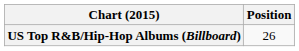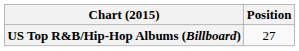(269, 35) 26 -> (269, 35) 27
